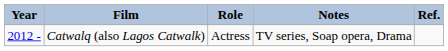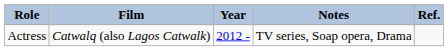columns swapped: (24, 14) <-> (230, 14)
